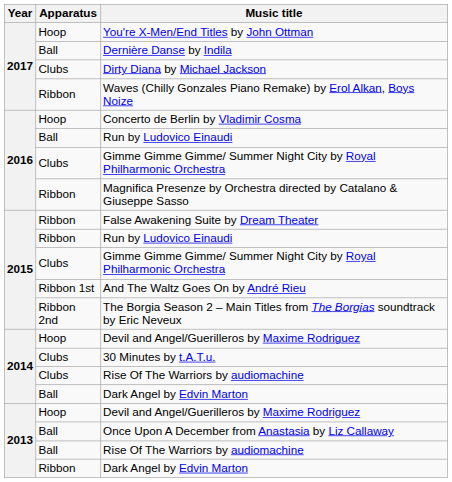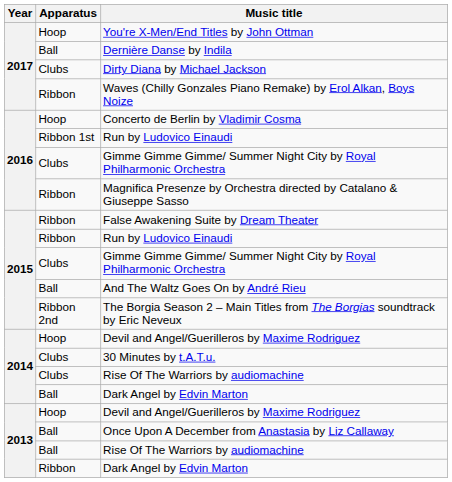(48, 138) Ball -> (66, 138) Ribbon 1st
(66, 288) Ribbon 1st -> (48, 288) Ball
